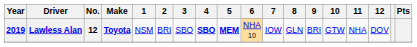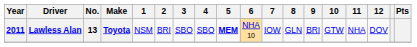(16, 30) 2019 -> (15, 30) 2011
(93, 30) 12 -> (92, 30) 13
(206, 30) bold -> (206, 30) normal
